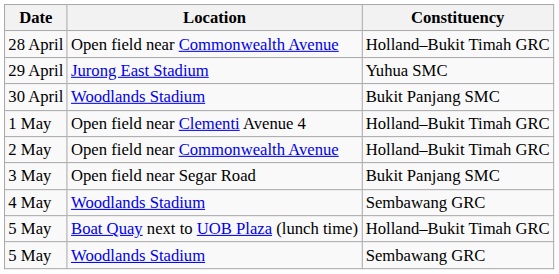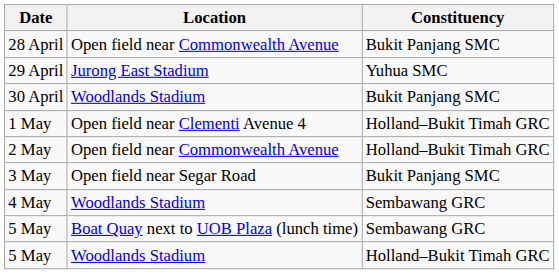(458, 44) Holland–Bukit Timah GRC -> (433, 44) Bukit Panjang SMC
(458, 228) Holland–Bukit Timah GRC -> (426, 228) Sembawang GRC
(426, 255) Sembawang GRC -> (458, 255) Holland–Bukit Timah GRC
